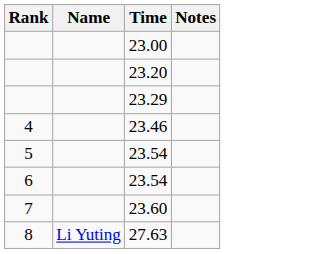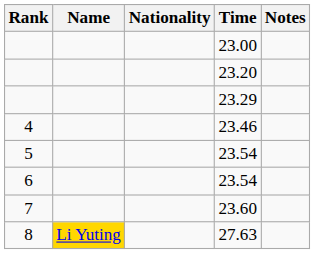+ column: (170, 18)
(89, 235) no background -> (89, 235) gold background
